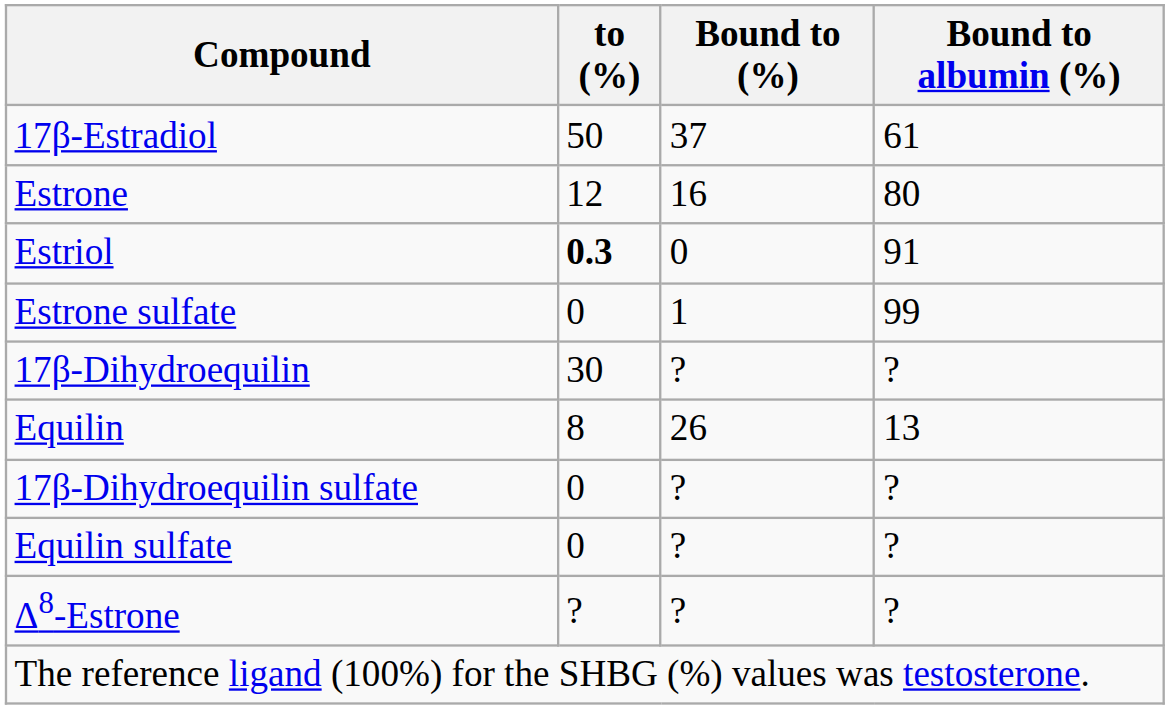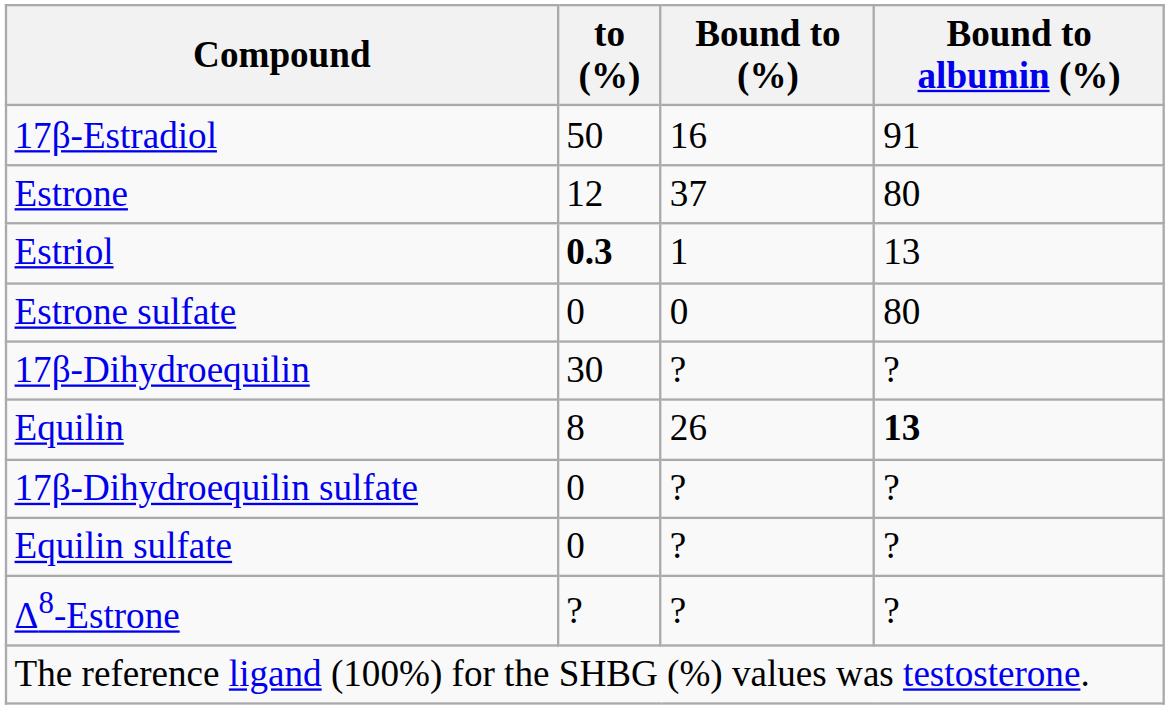(688, 134) 37 -> (688, 134) 16
(902, 134) 61 -> (902, 134) 91
(688, 193) 16 -> (688, 193) 37
(679, 252) 0 -> (679, 252) 1
(902, 252) 91 -> (902, 252) 13
(679, 311) 1 -> (679, 311) 0
(902, 311) 99 -> (902, 311) 80
(902, 428) normal -> (902, 428) bold
